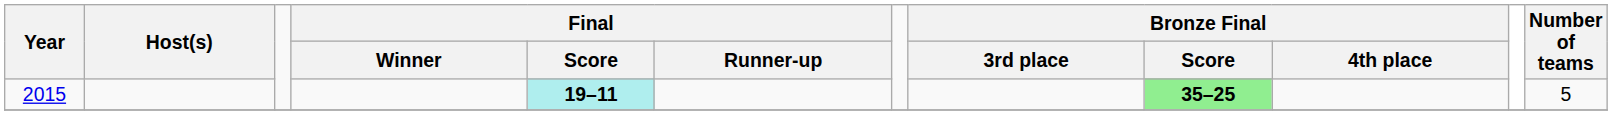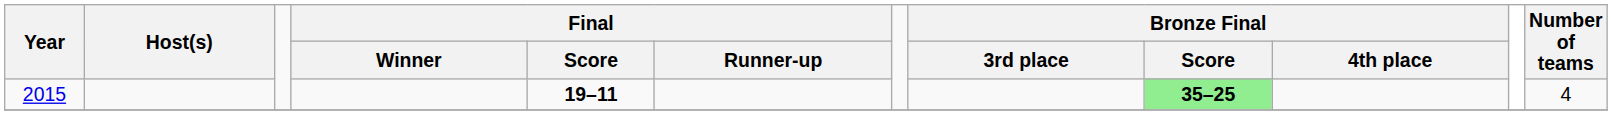(591, 94) paleturquoise background -> (591, 94) no background
(1566, 94) 5 -> (1566, 94) 4
